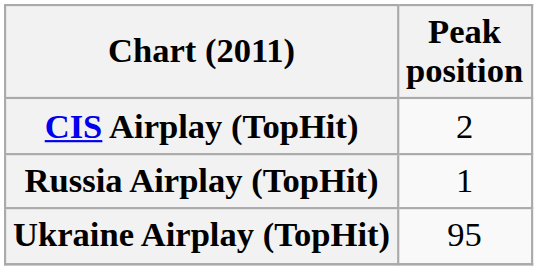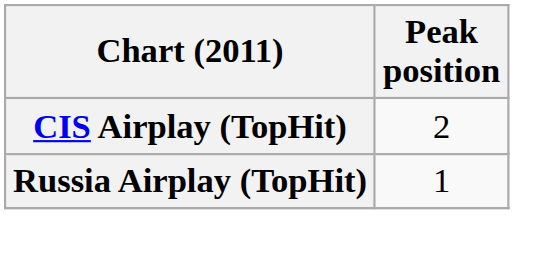- row: (202, 235)
